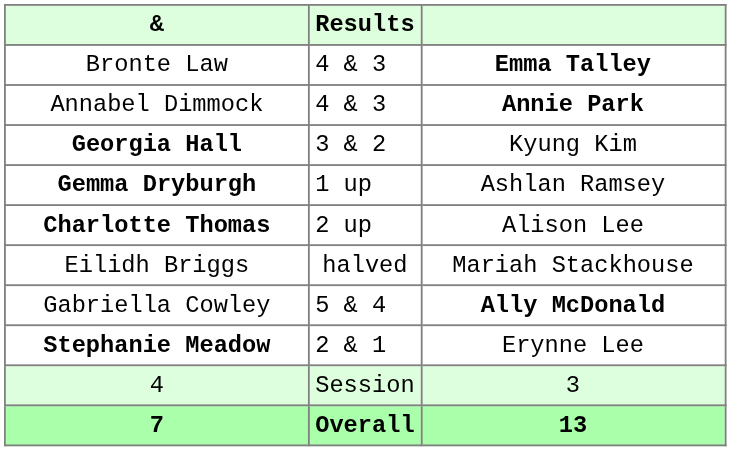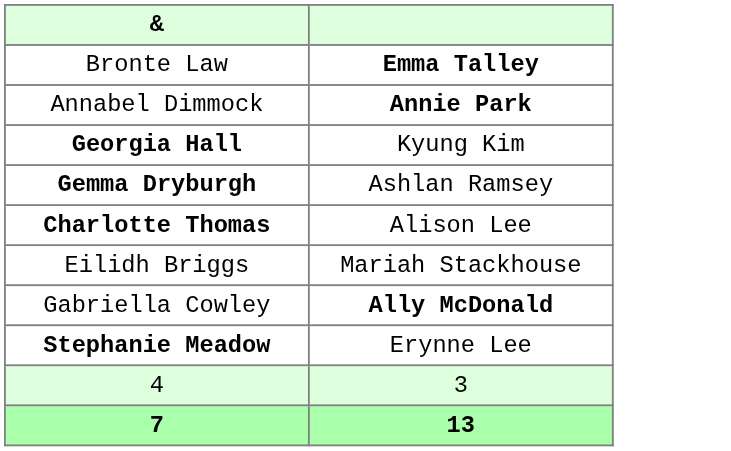- column: (365, 25)
